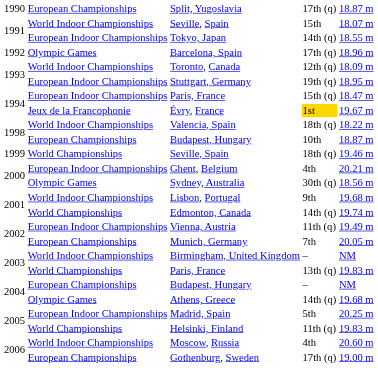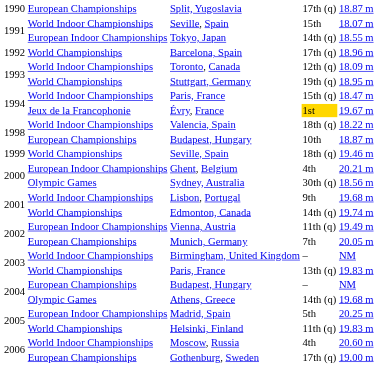(62, 52) Olympic Games -> (75, 52) World Championships
(98, 81) European Indoor Championships -> (75, 81) World Championships
(98, 96) European Indoor Championships -> (90, 96) World Indoor Championships
